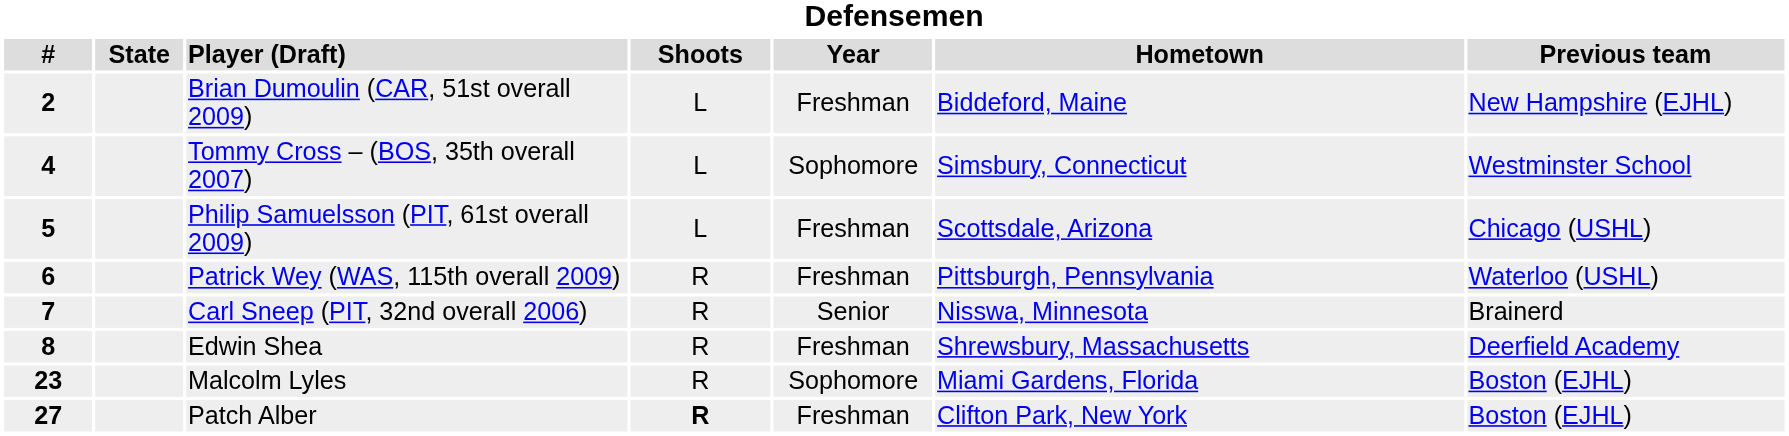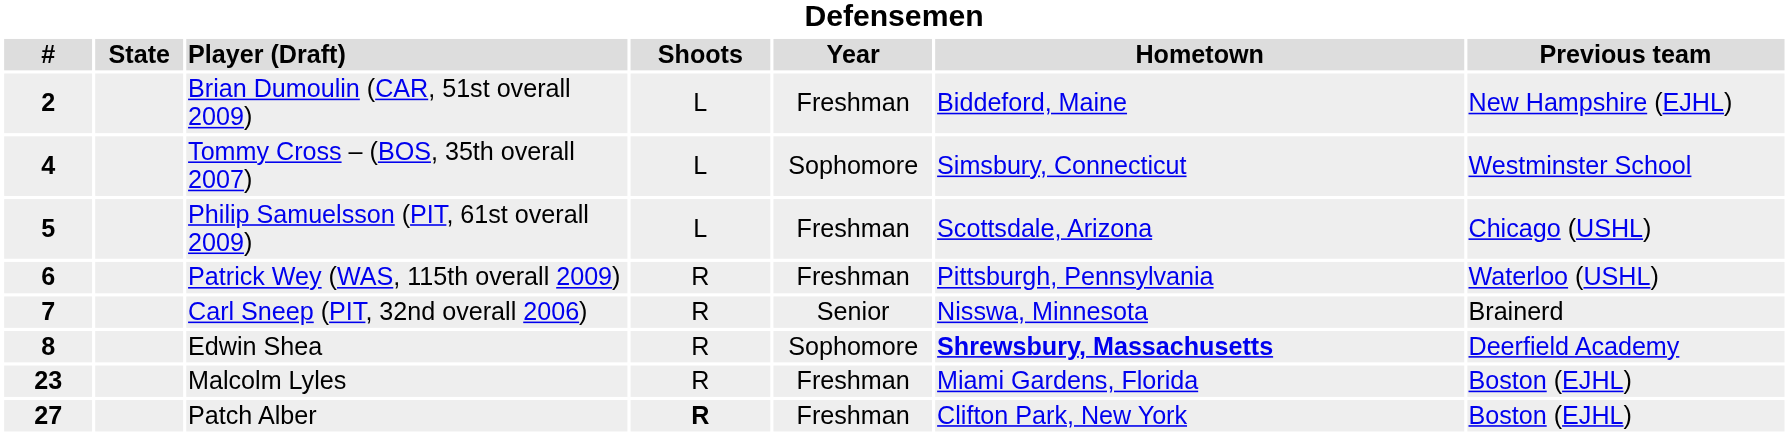(853, 346) Freshman -> (853, 346) Sophomore
(1093, 346) normal -> (1105, 346) bold
(853, 380) Sophomore -> (853, 380) Freshman
